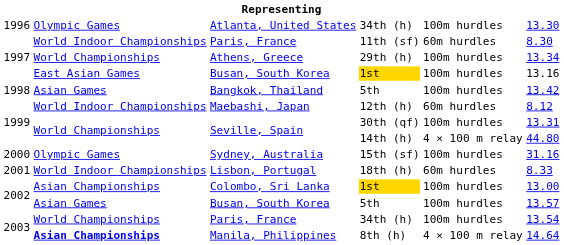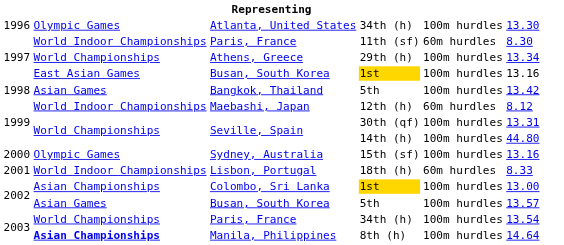(473, 138) 4 × 100 m relay -> (463, 138) 100m hurdles
(543, 154) 31.16 -> (523, 154) 13.16
(473, 235) 4 × 100 m relay -> (463, 235) 100m hurdles
